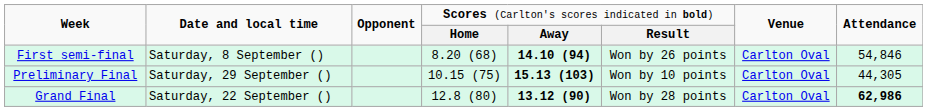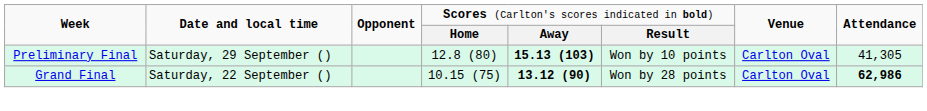- row: (75, 55)
(464, 76) 10.15 (75) -> (464, 55) 12.8 (80)
(880, 76) 44,305 -> (880, 55) 41,305
(464, 96) 12.8 (80) -> (464, 76) 10.15 (75)
